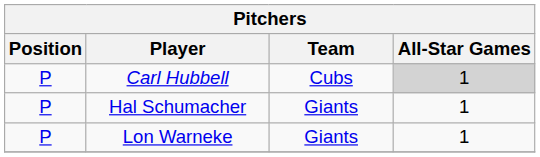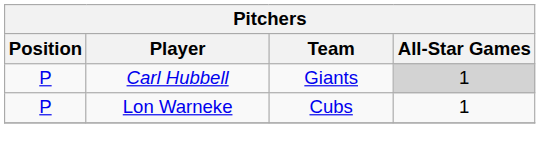(331, 78) Cubs -> (331, 78) Giants
- row: (178, 107)
(331, 136) Giants -> (331, 107) Cubs
